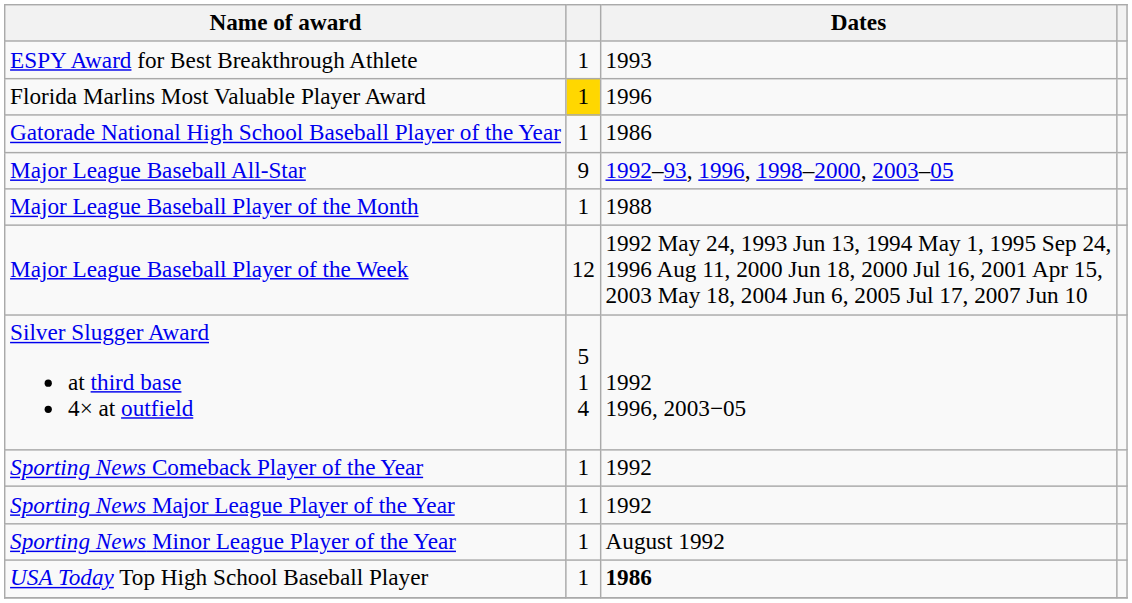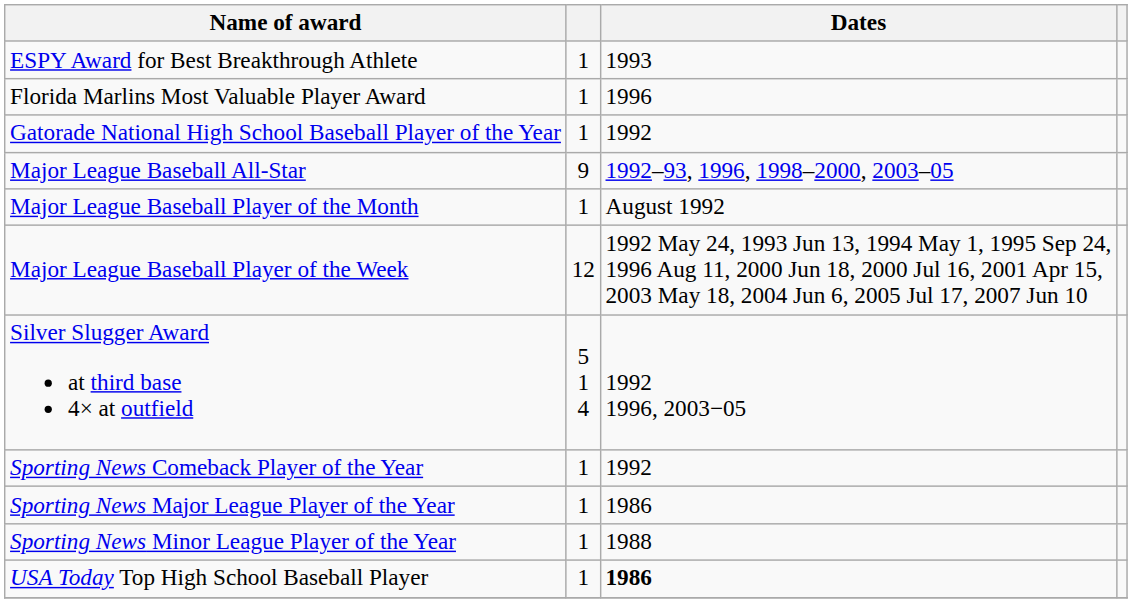(583, 96) gold background -> (583, 96) no background
(629, 133) 1986 -> (629, 133) 1992
(629, 206) 1988 -> (665, 206) August 1992
(629, 504) 1992 -> (629, 504) 1986
(665, 541) August 1992 -> (629, 541) 1988
